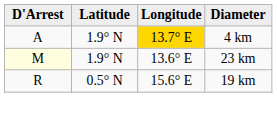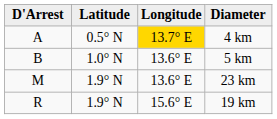(105, 37) 1.9° N -> (105, 37) 0.5° N
+ row: (238, 59)
(38, 59) lightyellow background -> (38, 80) no background
(105, 80) 0.5° N -> (105, 102) 1.9° N
